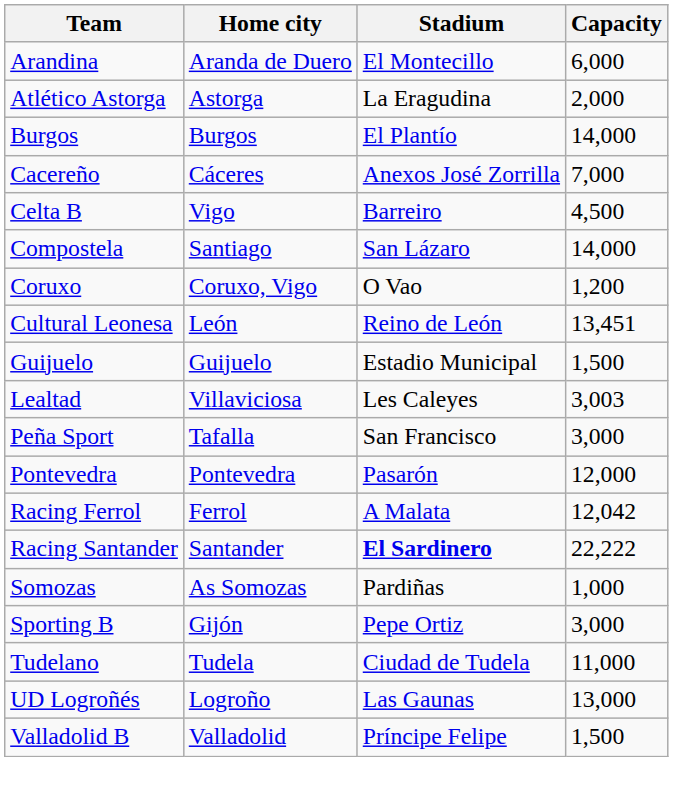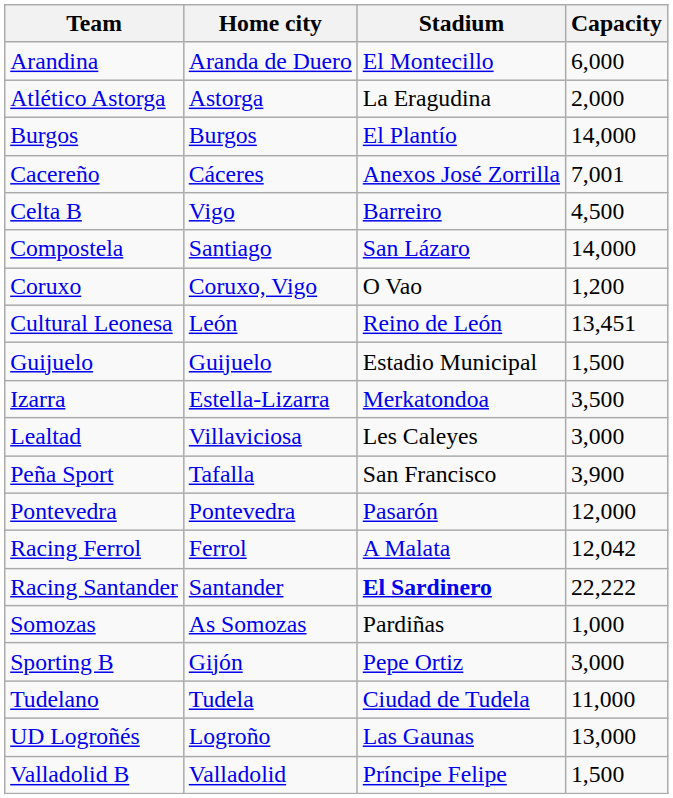(598, 173) 7,000 -> (598, 173) 7,001
+ row: (38, 398)
(598, 398) 3,003 -> (598, 436) 3,000
(598, 436) 3,000 -> (598, 473) 3,900
